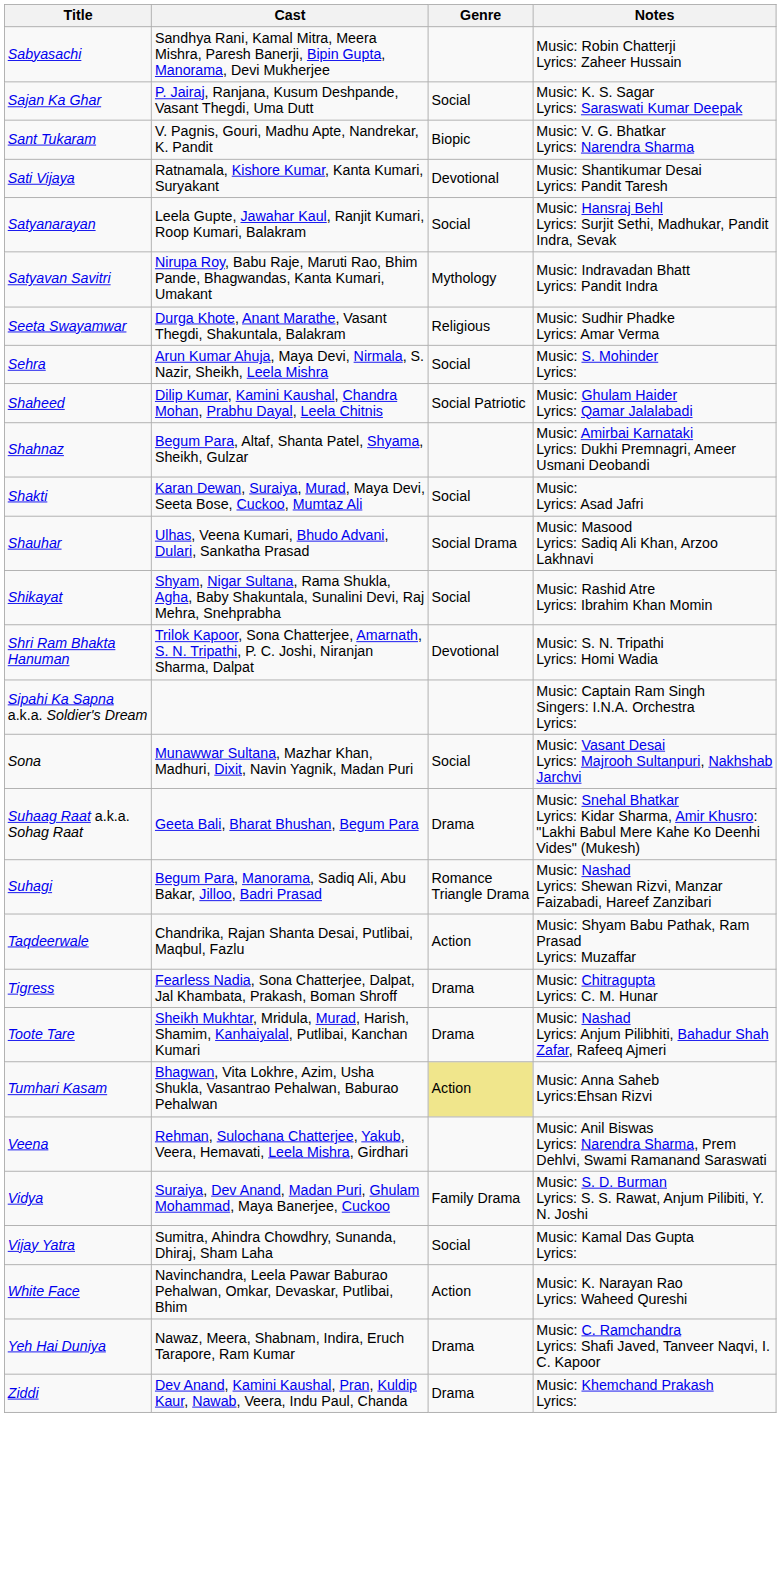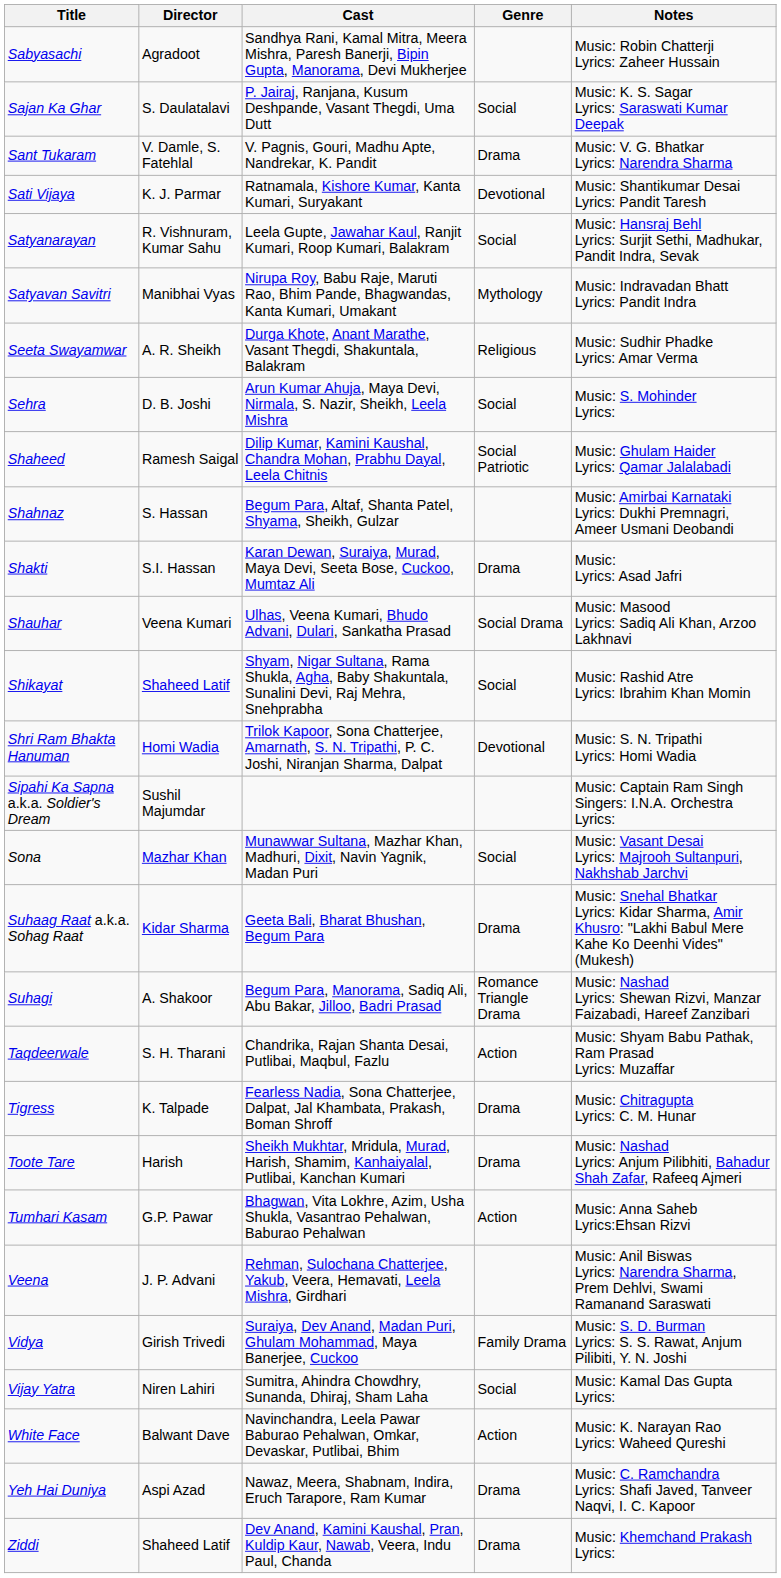+ column: (190, 15)
(451, 139) Biopic -> (499, 155) Drama
(451, 496) Social -> (499, 568) Drama
(451, 1089) khaki background -> (497, 1217) no background
